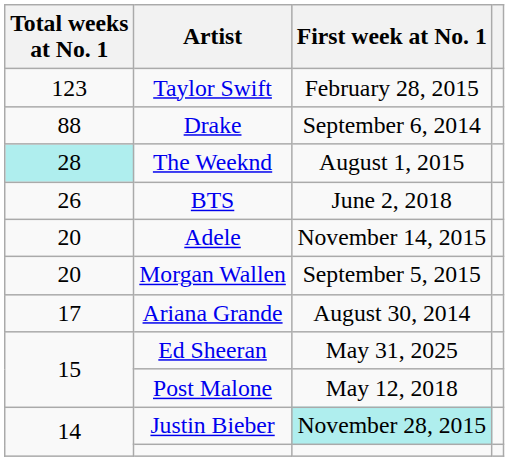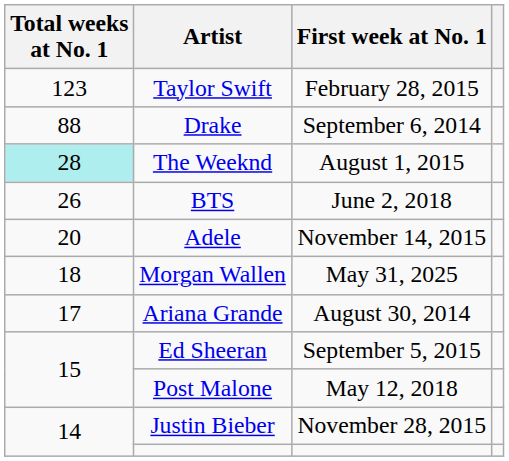(69, 275) 20 -> (69, 275) 18
(392, 275) September 5, 2015 -> (392, 275) May 31, 2025
(392, 350) May 31, 2025 -> (392, 350) September 5, 2015
(392, 425) paleturquoise background -> (392, 425) no background
